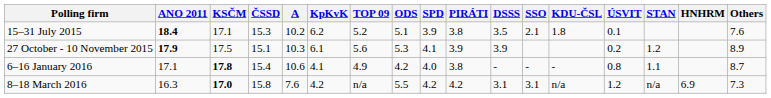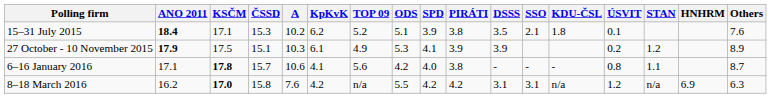(360, 48) 5.6 -> (360, 48) 4.9
(261, 66) 15.4 -> (261, 66) 15.7
(360, 66) 4.9 -> (360, 66) 5.6
(168, 84) 16.3 -> (168, 84) 16.2
(737, 84) 7.3 -> (737, 84) 6.3
